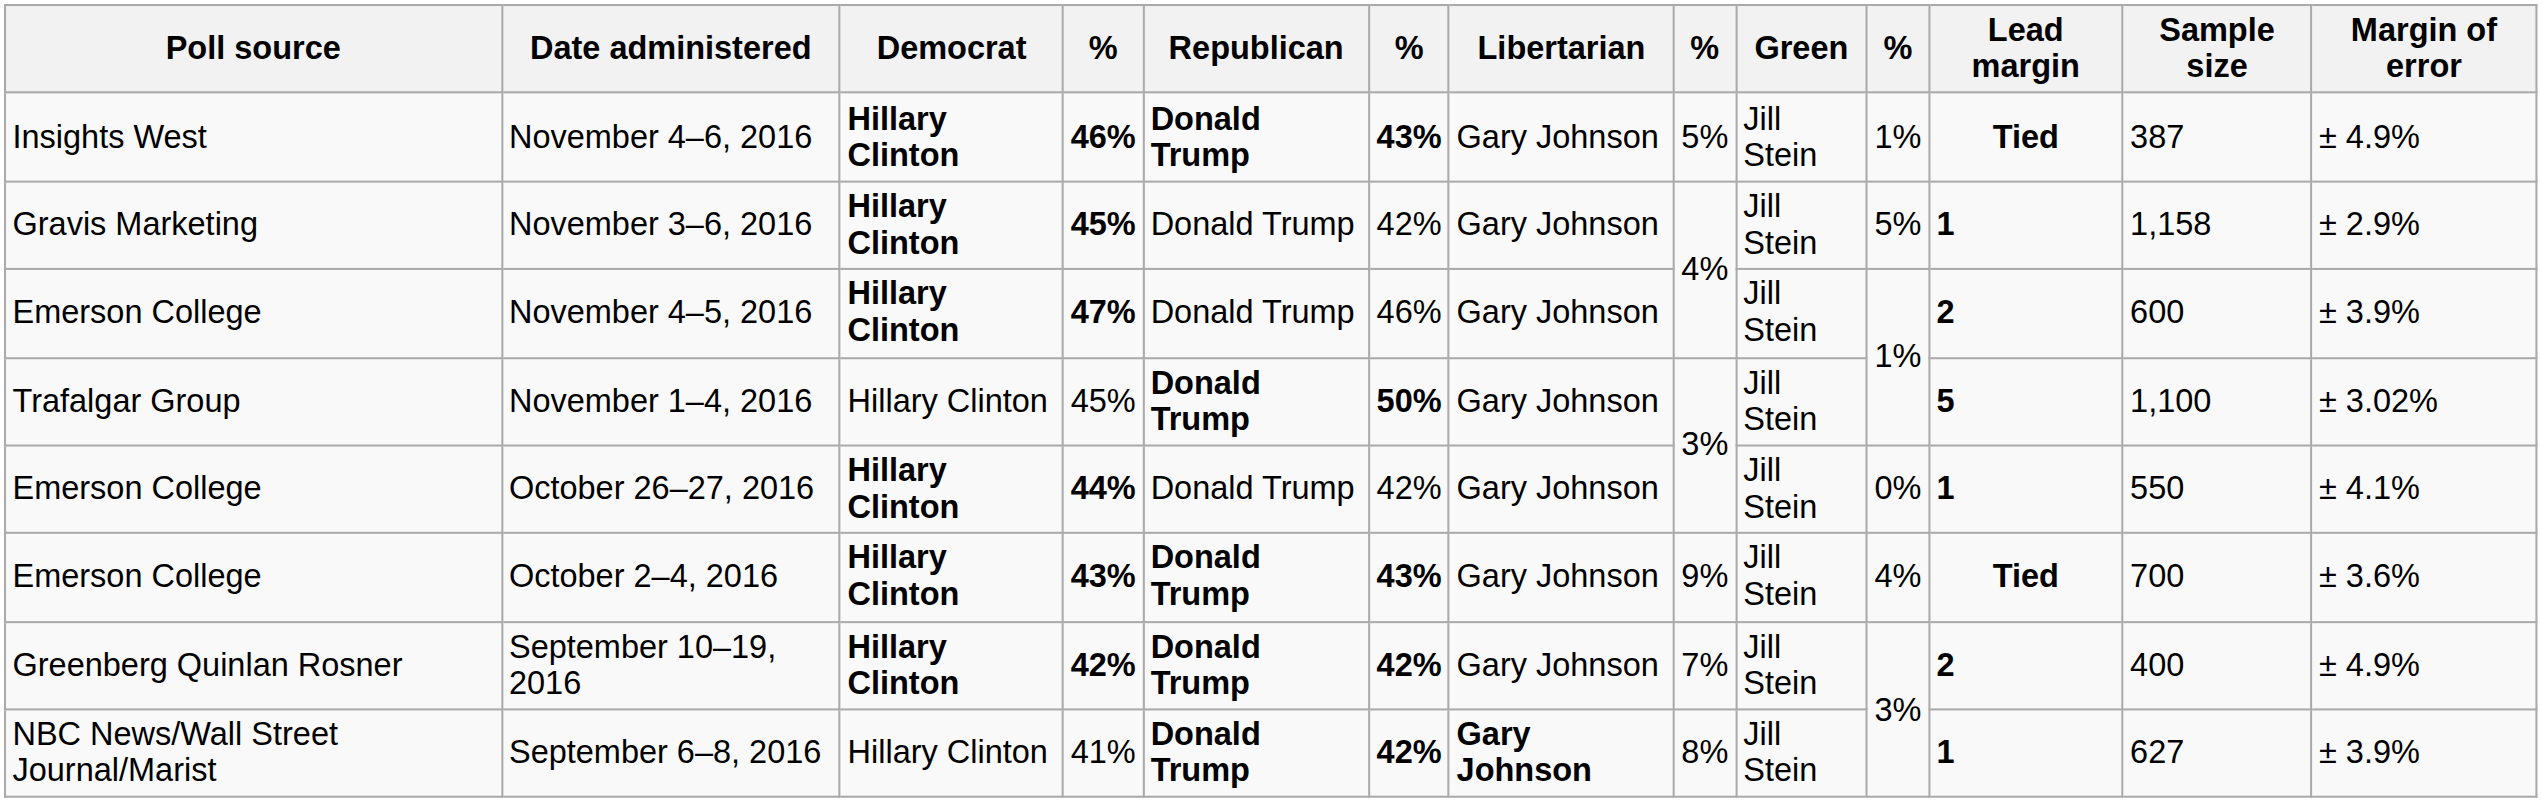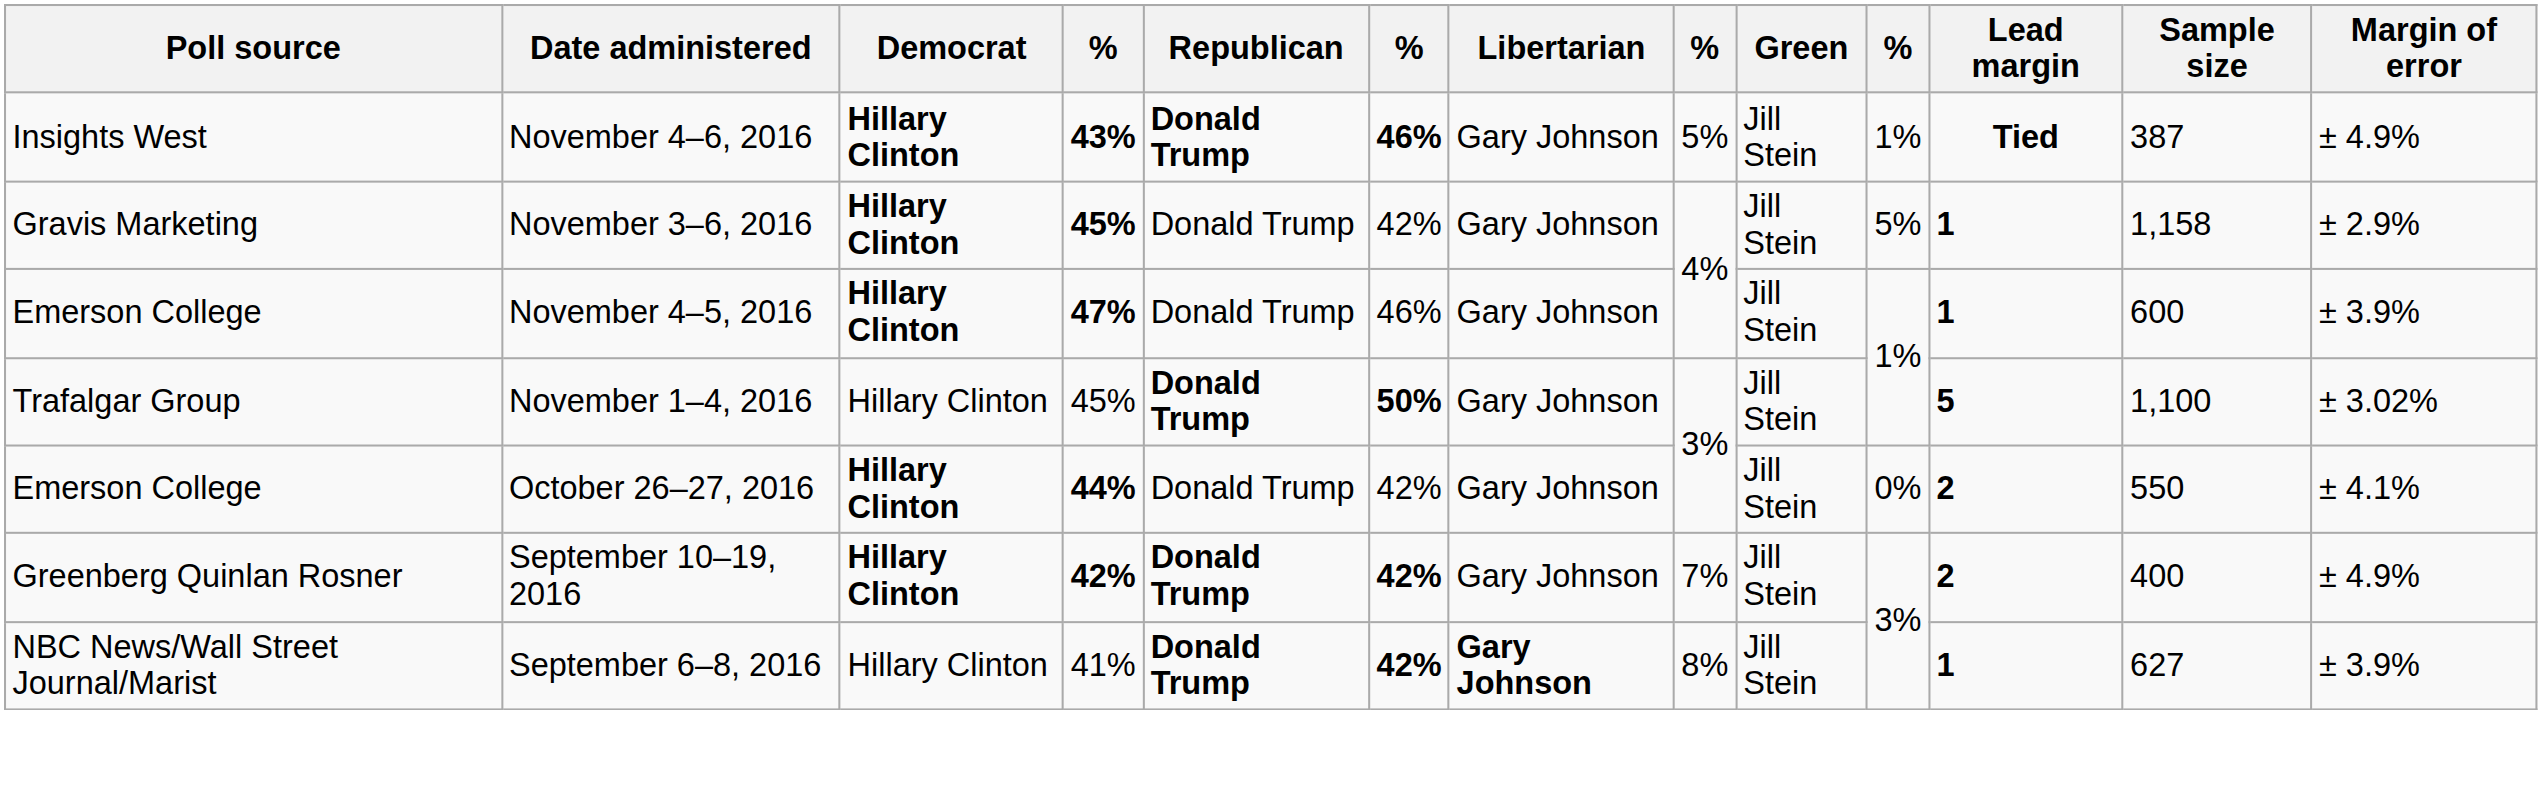(1103, 136) 46% -> (1103, 136) 43%
(1409, 136) 43% -> (1409, 136) 46%
(1945, 312) 2 -> (1945, 312) 1
(1945, 488) 1 -> (1945, 488) 2
- row: (643, 576)
